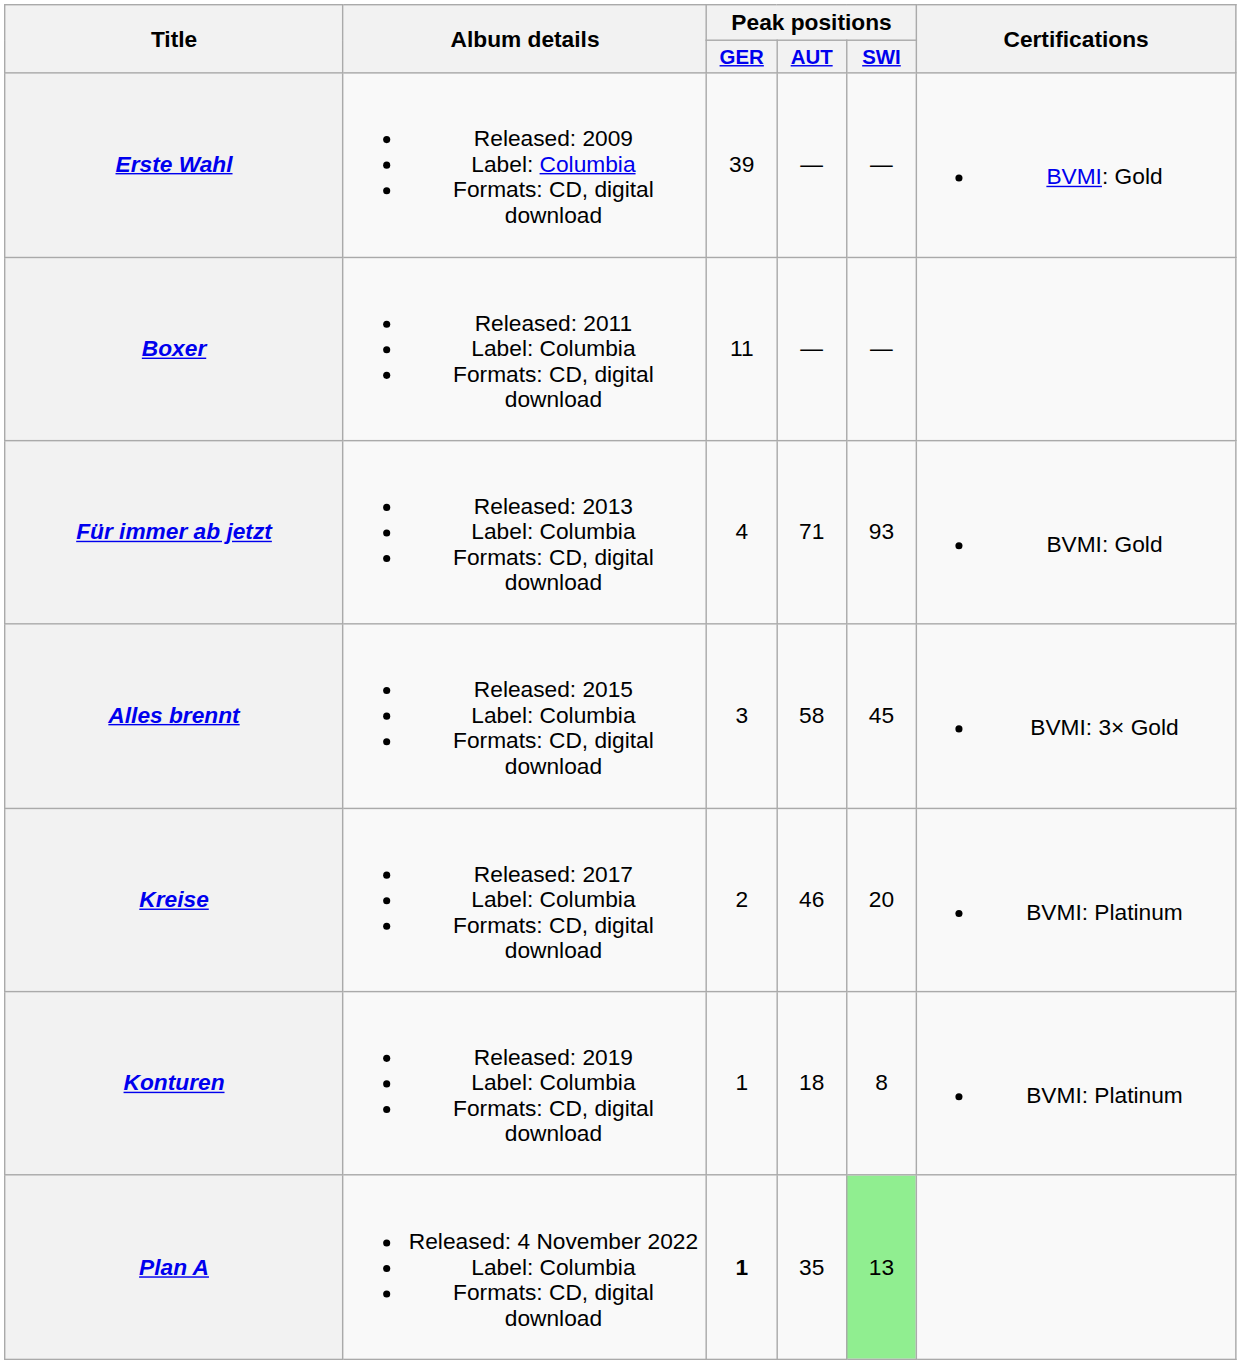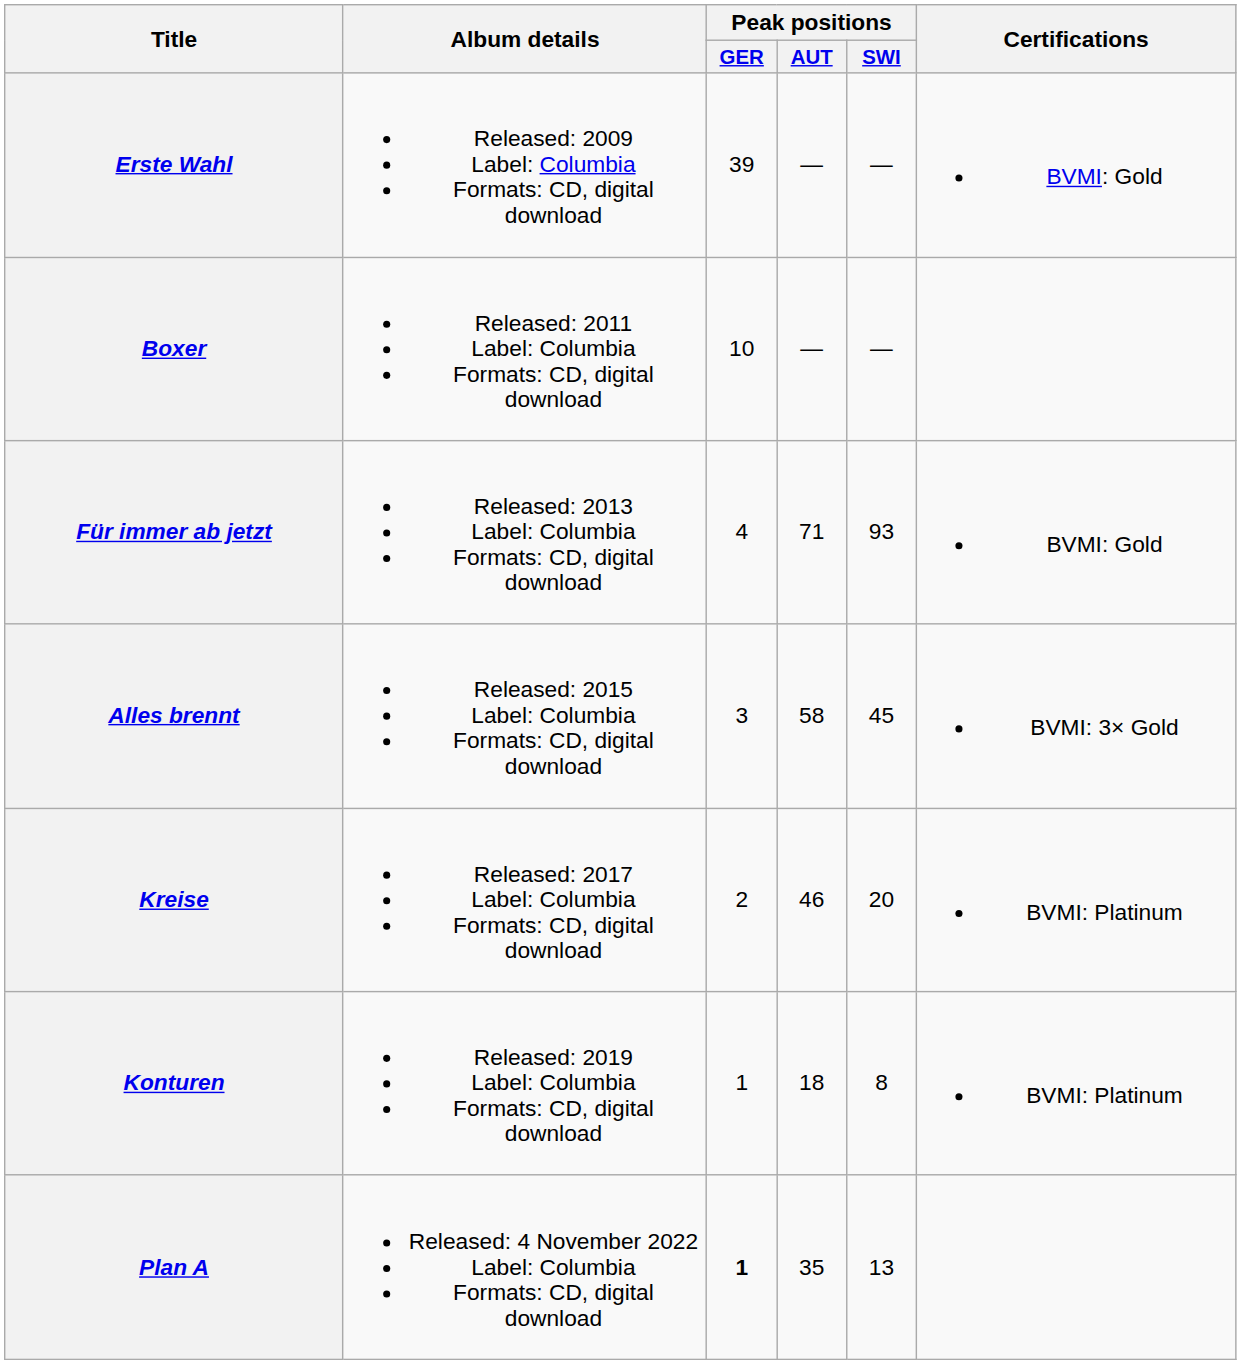(742, 348) 11 -> (742, 348) 10
(881, 1266) lightgreen background -> (881, 1266) no background
